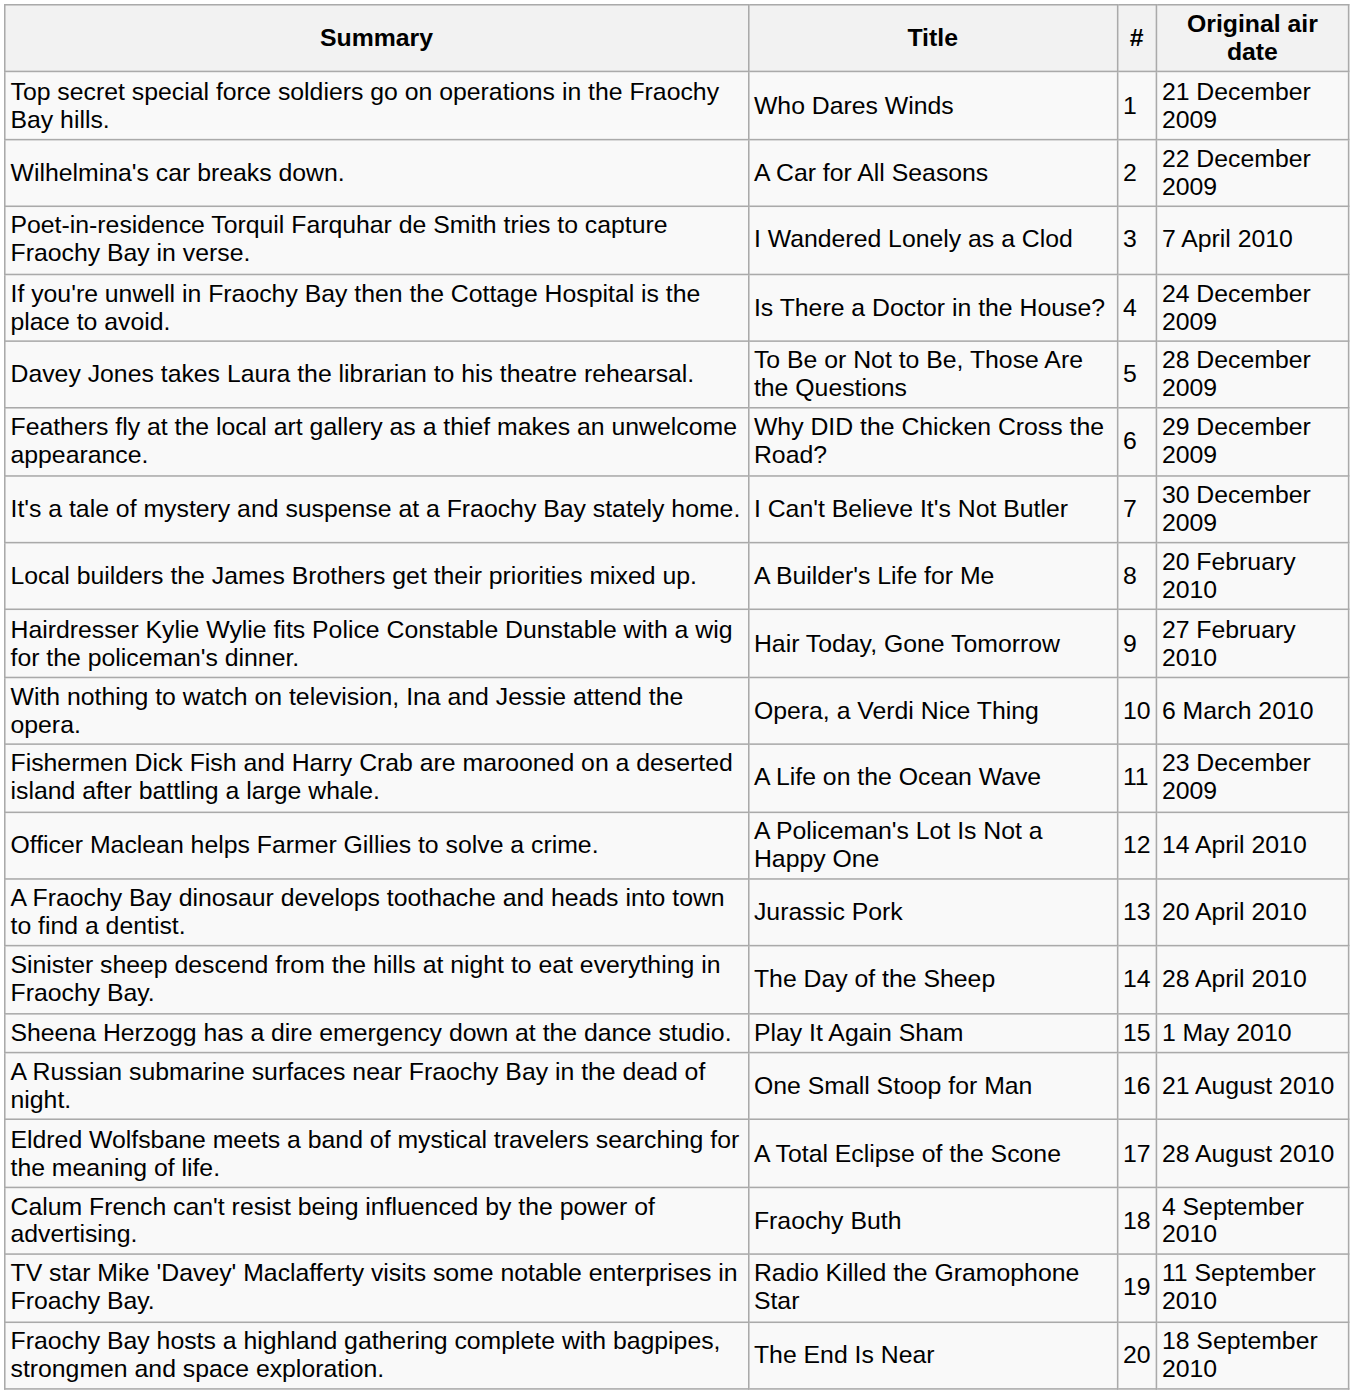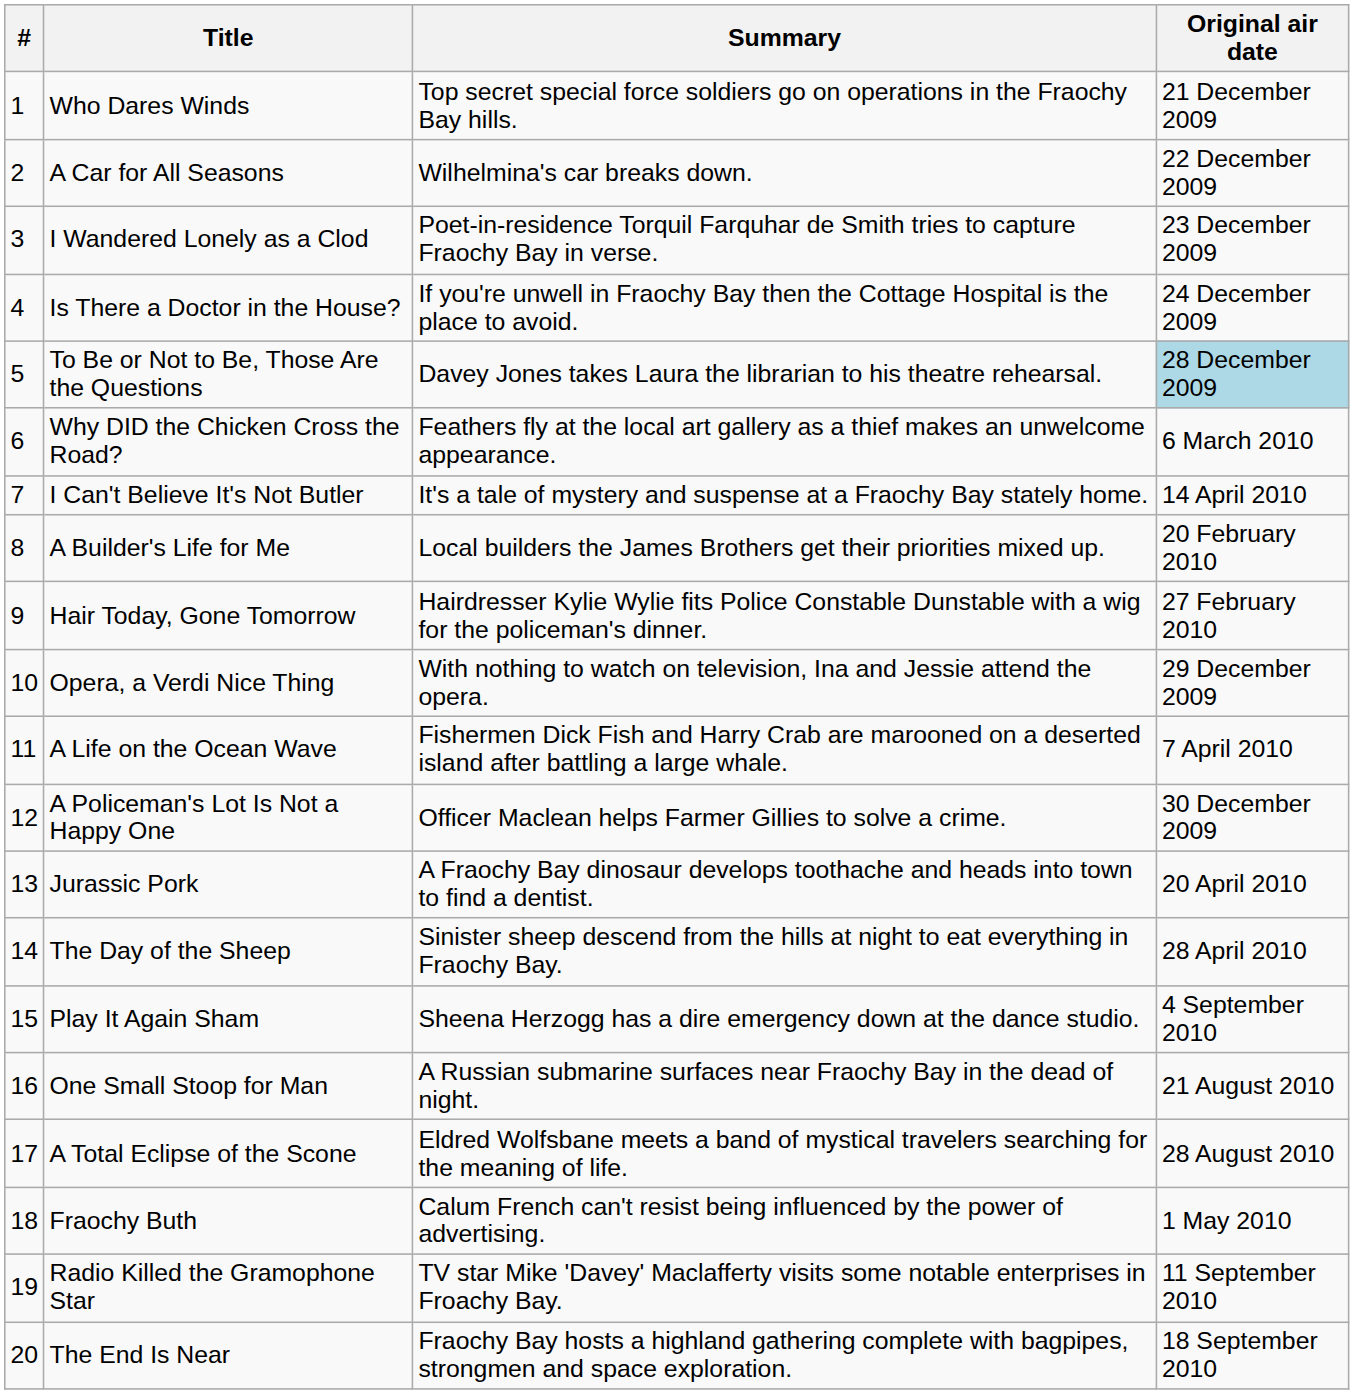columns swapped: (1137, 38) <-> (376, 38)
(1227, 239) 7 April 2010 -> (1236, 239) 23 December 2009
(1236, 374) no background -> (1236, 374) lightblue background
(1236, 441) 29 December 2009 -> (1238, 441) 6 March 2010
(1236, 508) 30 December 2009 -> (1234, 494) 14 April 2010
(1238, 710) 6 March 2010 -> (1236, 682) 29 December 2009
(1236, 777) 23 December 2009 -> (1227, 749) 7 April 2010
(1234, 844) 14 April 2010 -> (1236, 816) 30 December 2009
(1227, 1032) 1 May 2010 -> (1233, 1018) 4 September 2010
(1233, 1220) 4 September 2010 -> (1227, 1220) 1 May 2010
